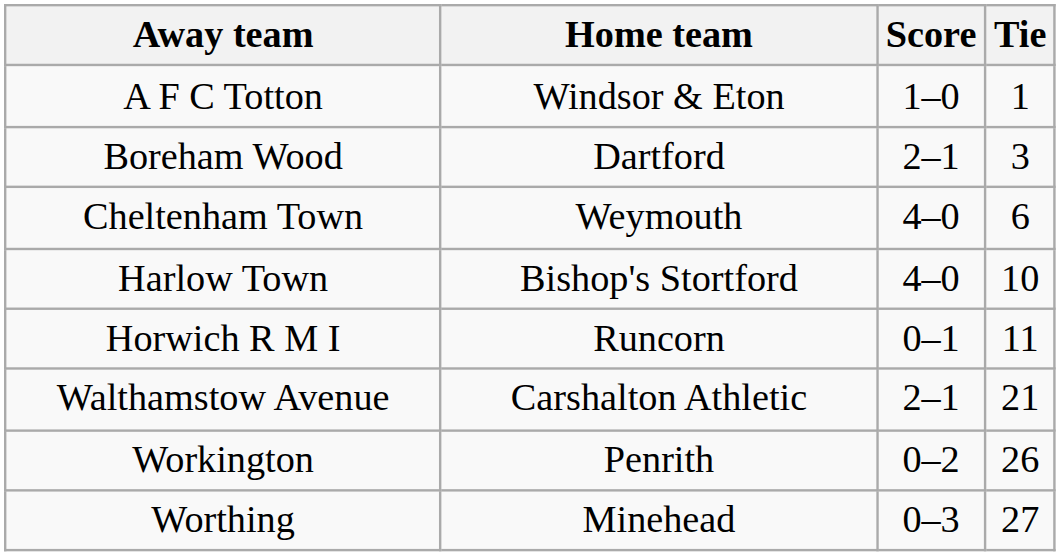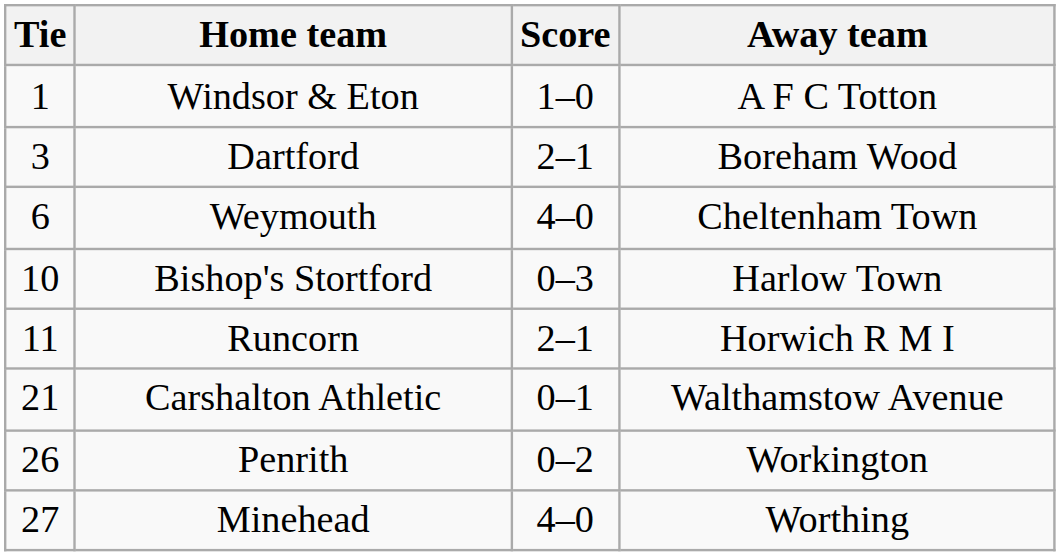columns swapped: (1020, 34) <-> (223, 34)
(931, 277) 4–0 -> (565, 277) 0–3
(931, 338) 0–1 -> (565, 338) 2–1
(931, 398) 2–1 -> (565, 398) 0–1
(931, 519) 0–3 -> (565, 519) 4–0
